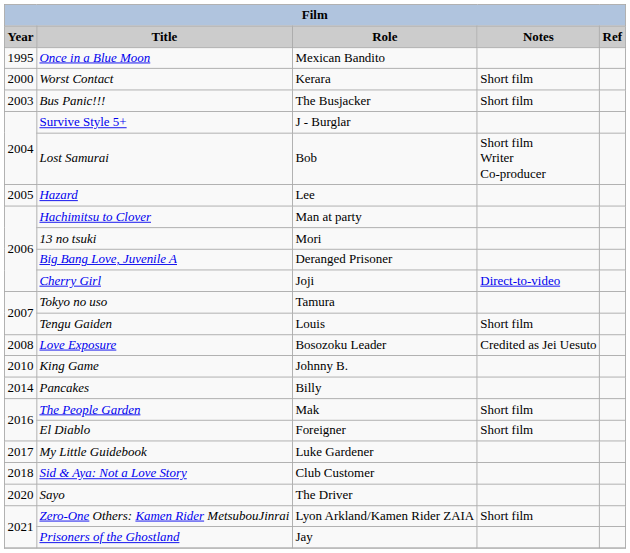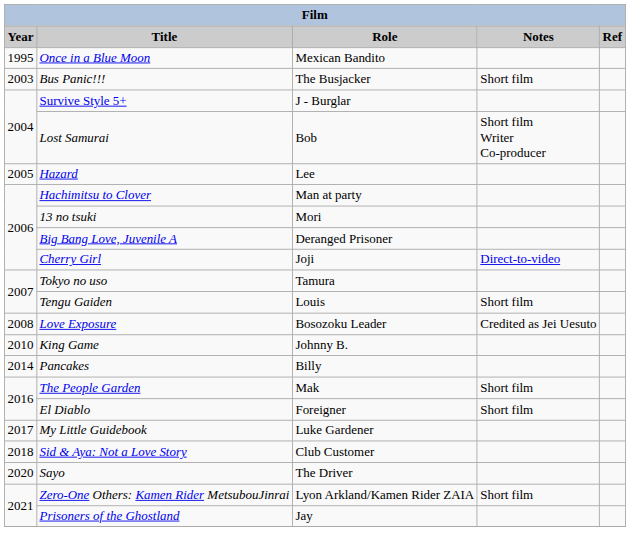- row: (76, 79)
